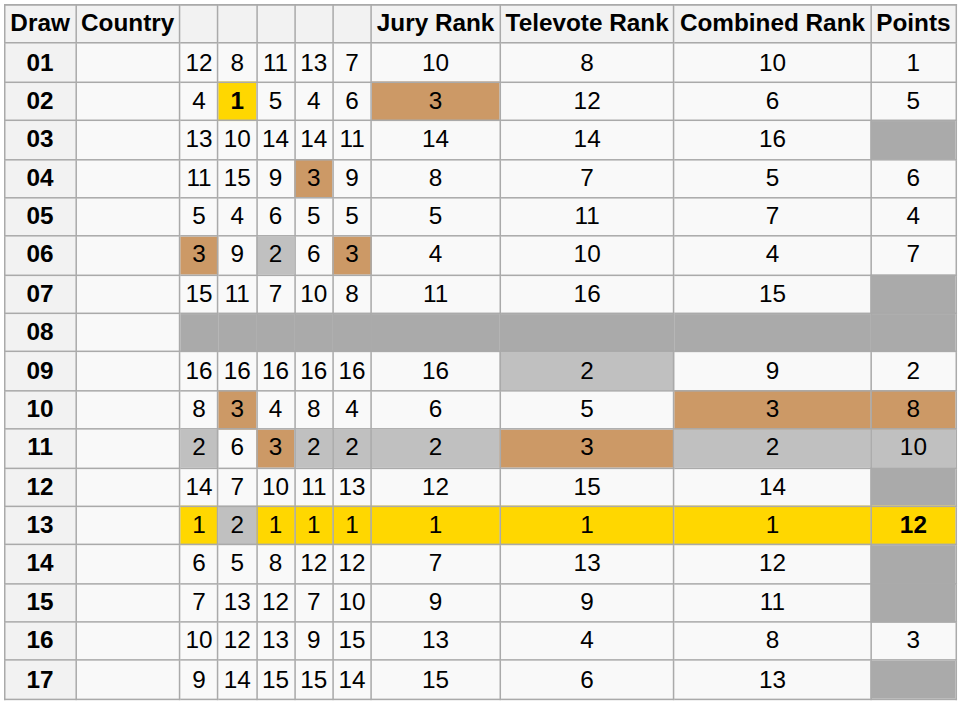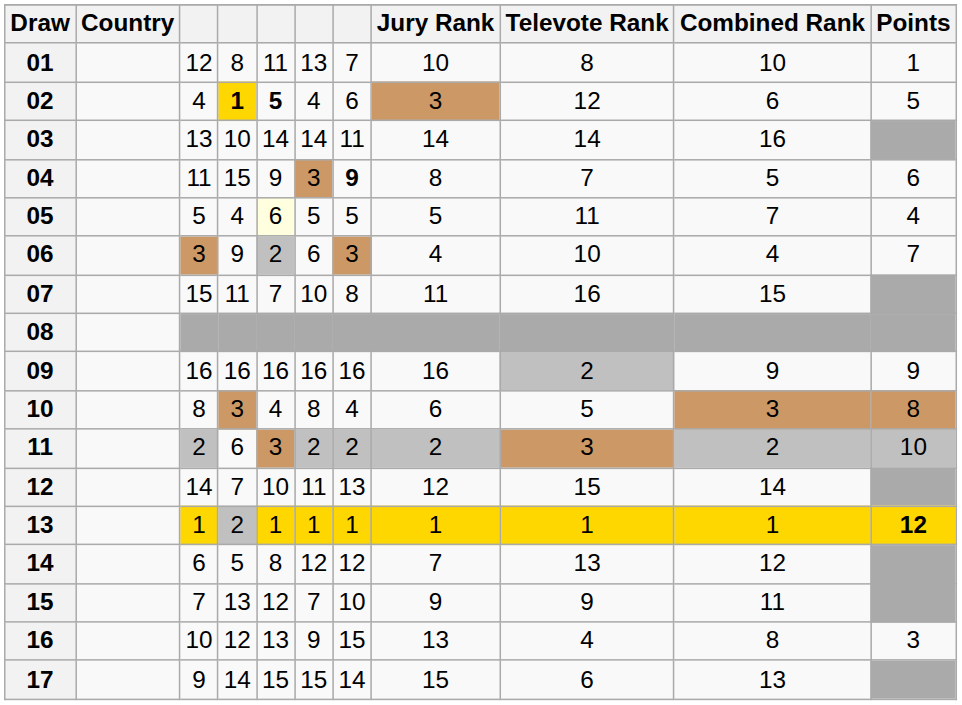(276, 100) normal -> (276, 100) bold
(352, 178) normal -> (352, 178) bold
(276, 216) no background -> (276, 216) lightyellow background
(913, 370) 2 -> (913, 370) 9
